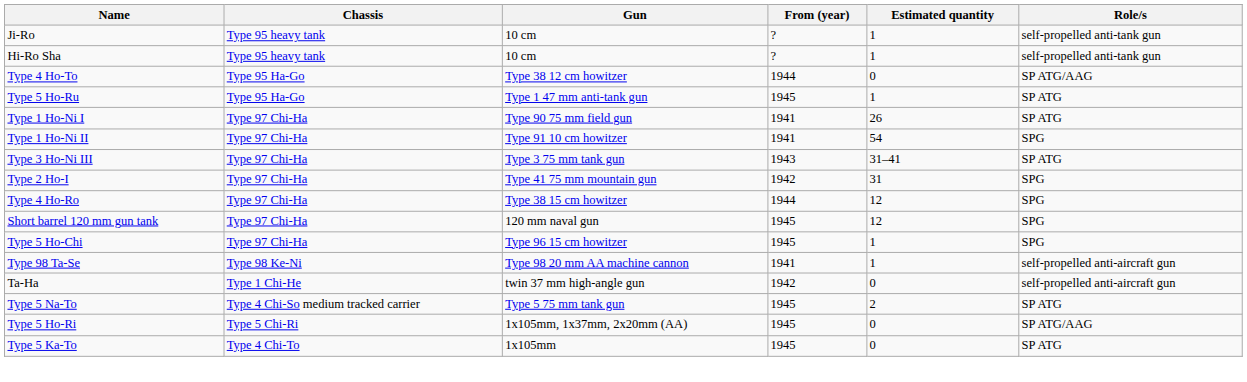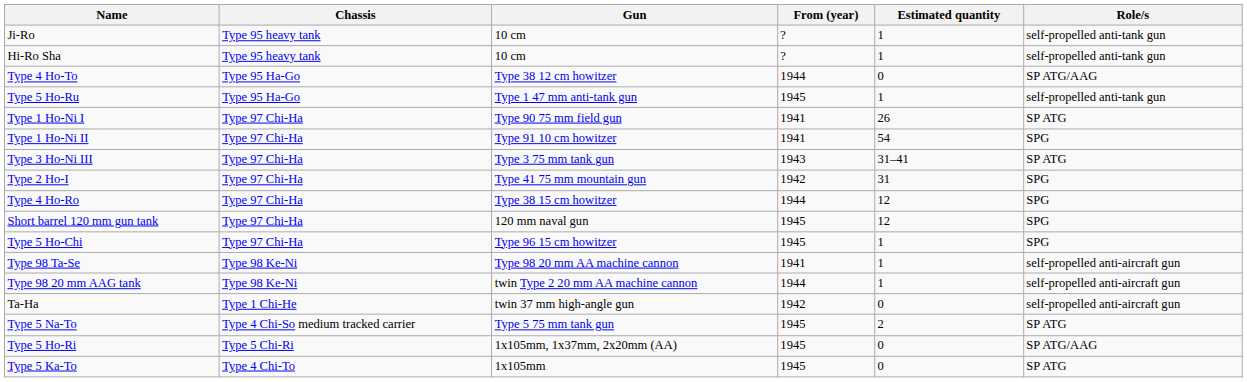(1042, 97) SP ATG -> (1096, 97) self-propelled anti-tank gun
+ row: (74, 283)
